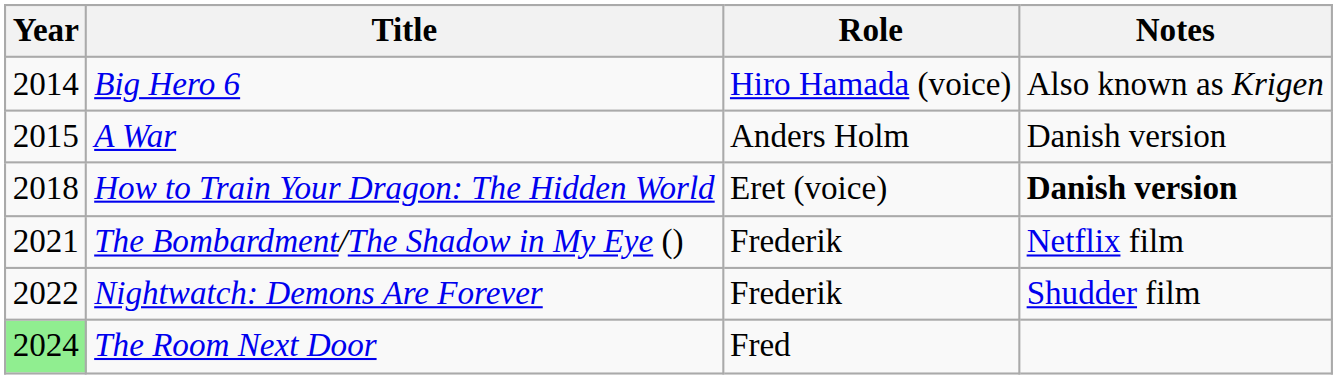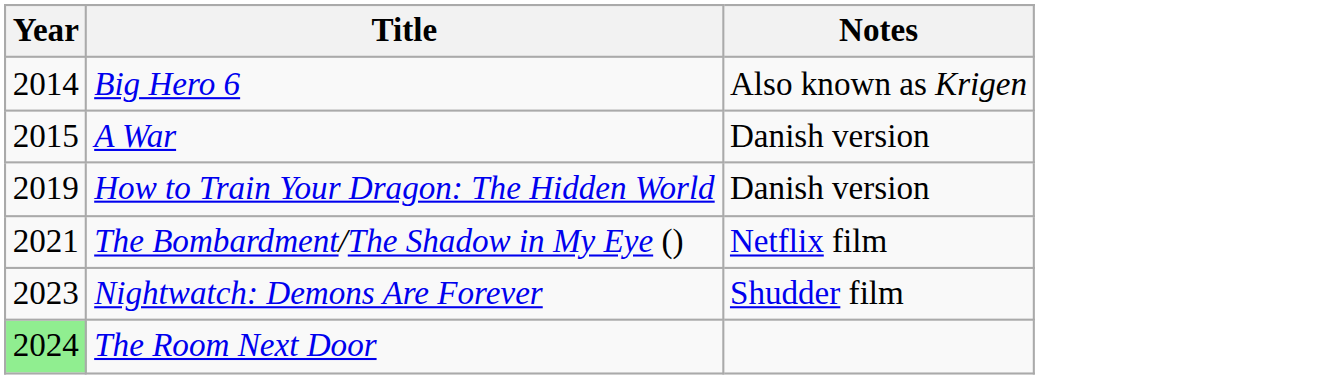- column: (871, 30)
(46, 188) 2018 -> (46, 188) 2019
(1132, 188) bold -> (830, 188) normal
(46, 293) 2022 -> (46, 293) 2023
